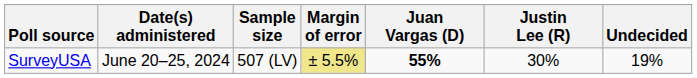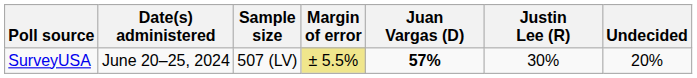(425, 61) 55% -> (425, 61) 57%
(647, 61) 19% -> (647, 61) 20%
